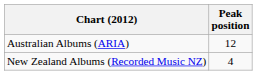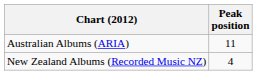(230, 43) 12 -> (230, 43) 11
